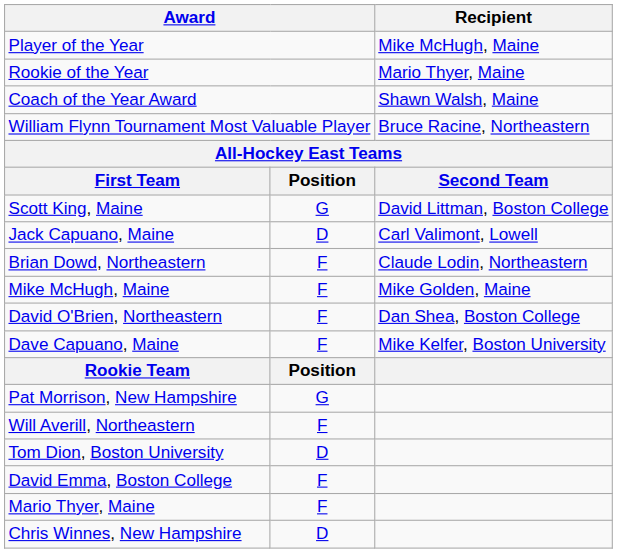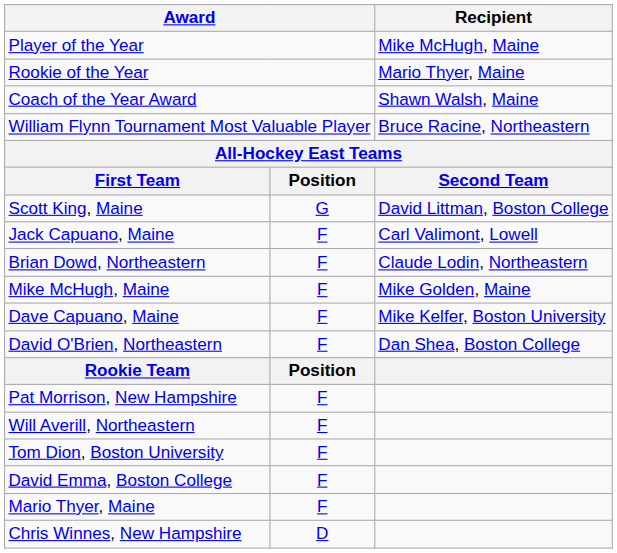(322, 235) D -> (322, 235) F
rows swapped: (94, 343) <-> (115, 316)
(322, 398) G -> (322, 398) F
(322, 452) D -> (322, 452) F
